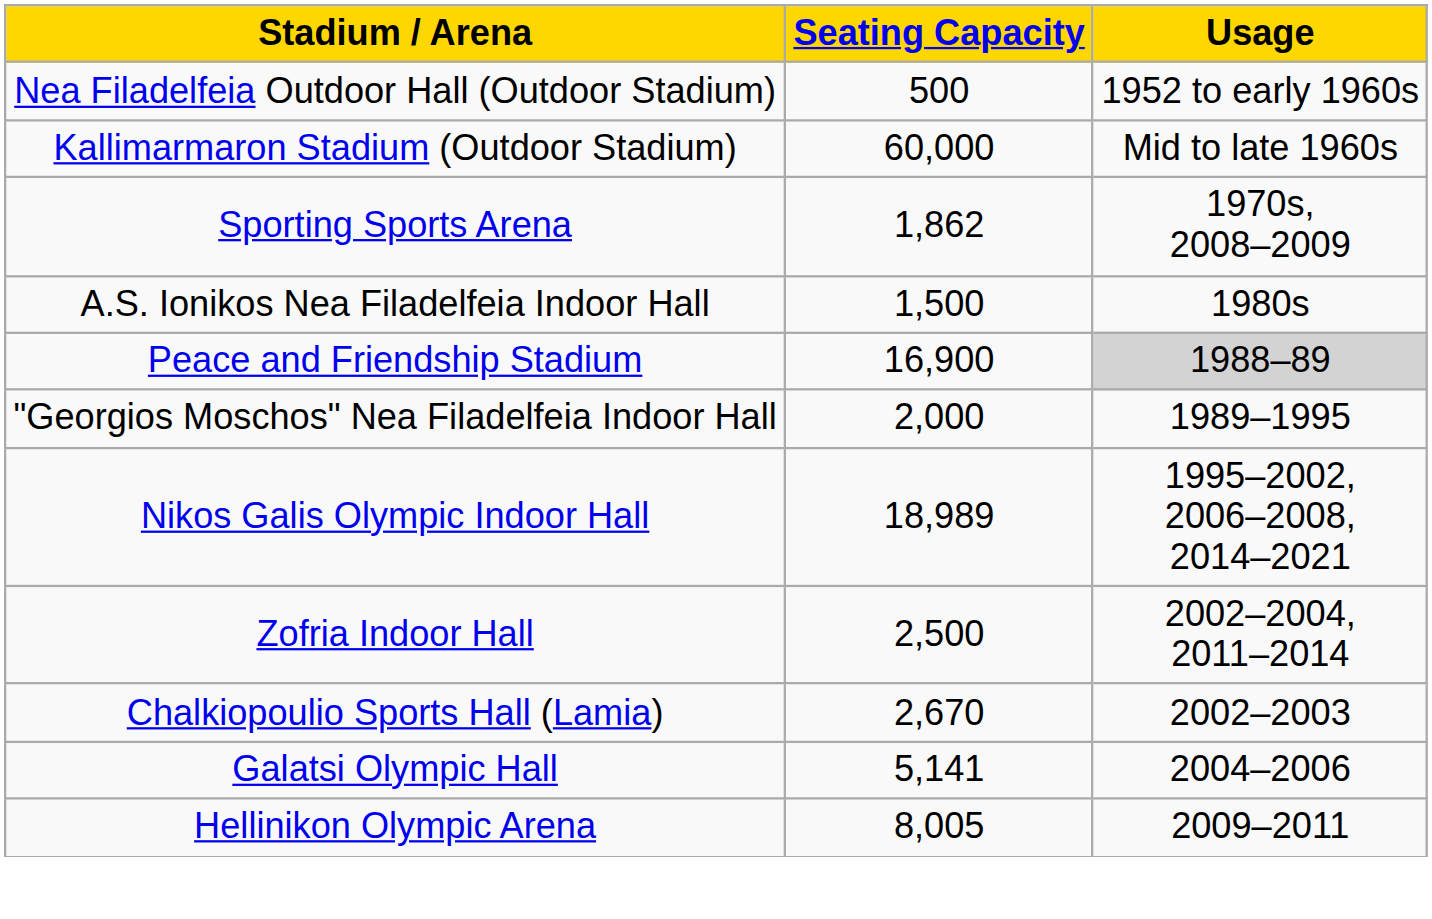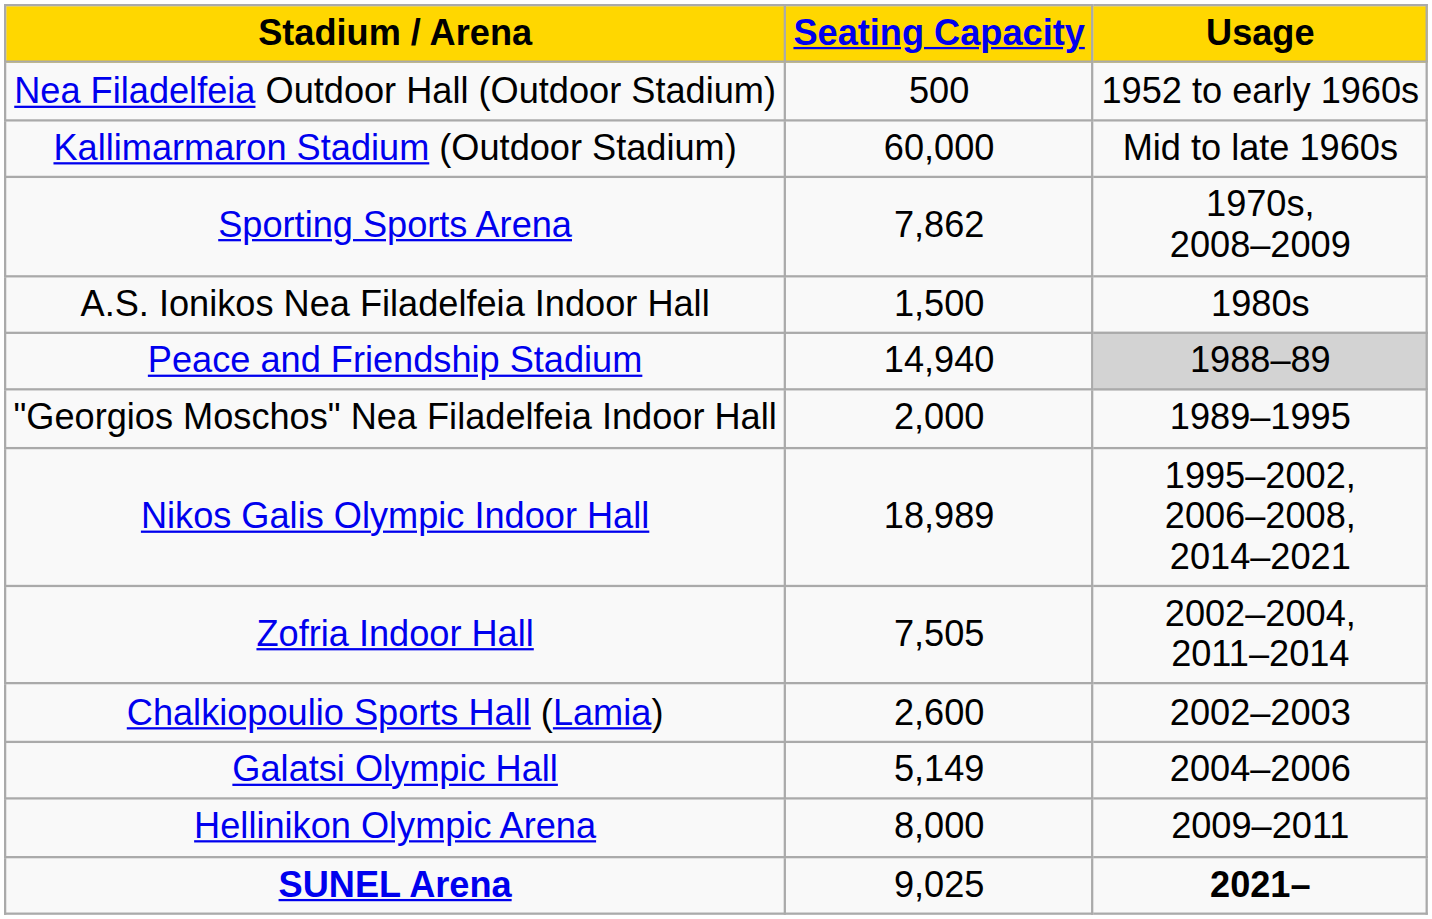(939, 225) 1,862 -> (939, 225) 7,862
(939, 360) 16,900 -> (939, 360) 14,940
(939, 634) 2,500 -> (939, 634) 7,505
(939, 712) 2,670 -> (939, 712) 2,600
(939, 769) 5,141 -> (939, 769) 5,149
(939, 826) 8,005 -> (939, 826) 8,000
+ row: (395, 884)
